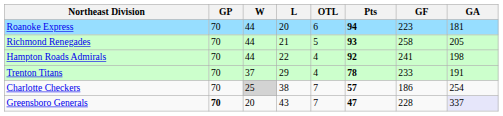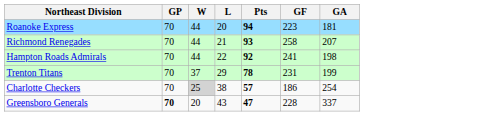- column: (328, 12)
(457, 42) 205 -> (329, 42) 207
(406, 73) 233 -> (290, 73) 231
(457, 73) 191 -> (329, 73) 199
(457, 103) lavender background -> (329, 103) no background
